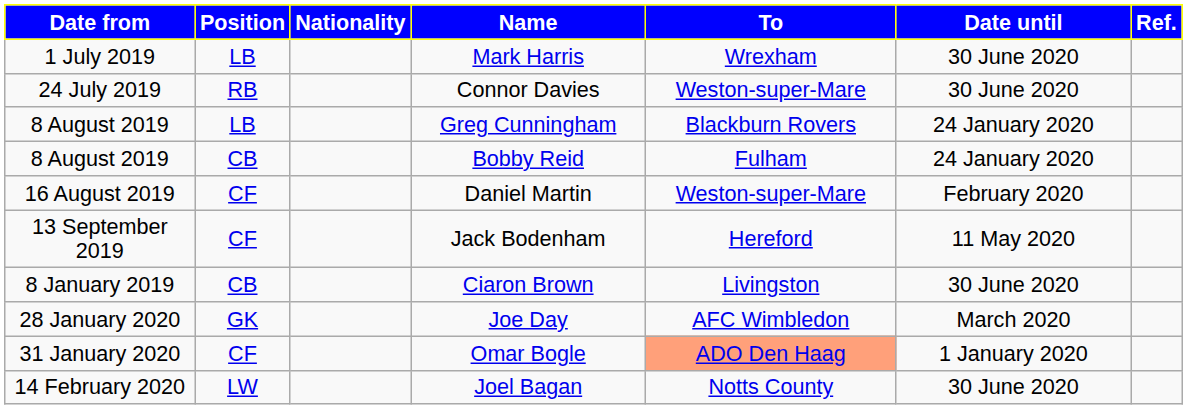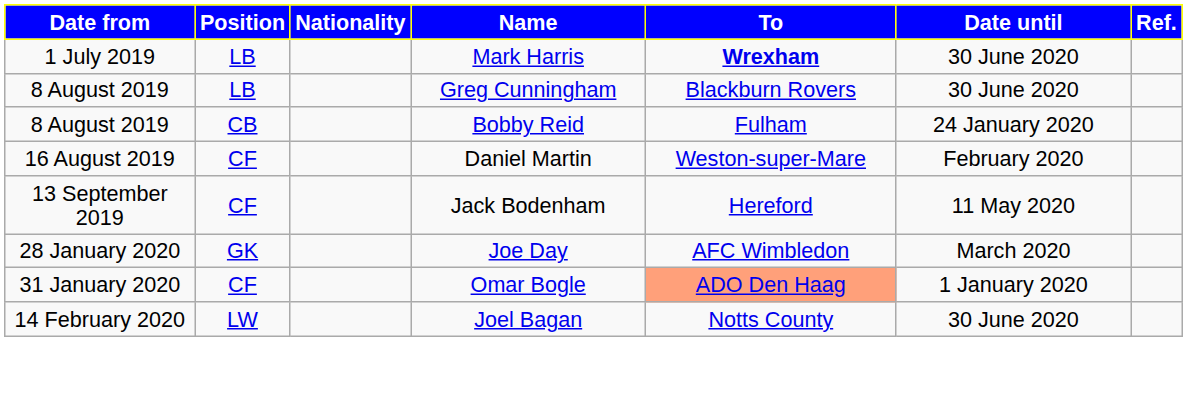(771, 56) normal -> (771, 56) bold
- row: (528, 90)
(1013, 125) 24 January 2020 -> (1013, 90) 30 June 2020
- row: (528, 285)
